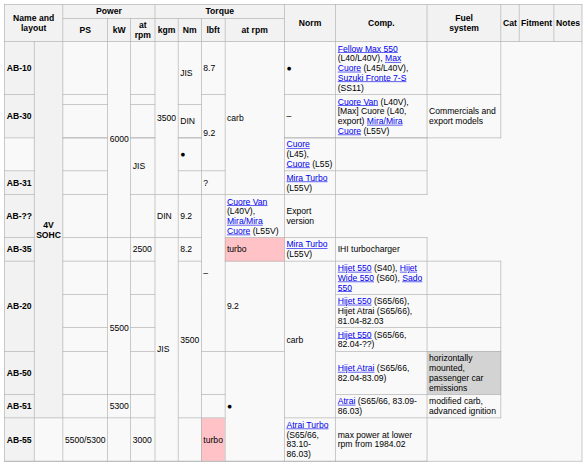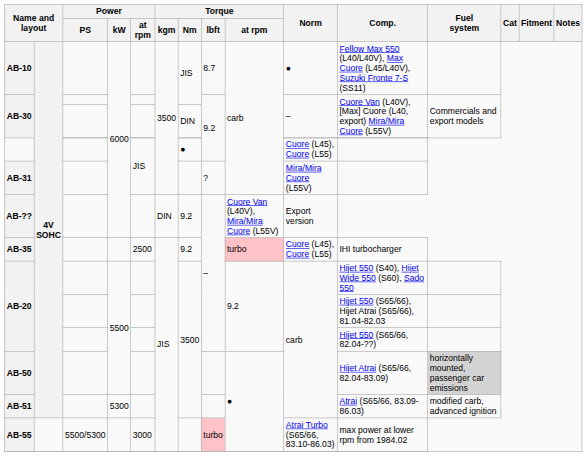(307, 183) Mira Turbo (L55V) -> (304, 178) Mira/Mira Cuore (L55V)
(186, 249) 8.2 -> (186, 249) 9.2
(307, 249) Mira Turbo (L55V) -> (310, 249) Cuore (L45), Cuore (L55)
